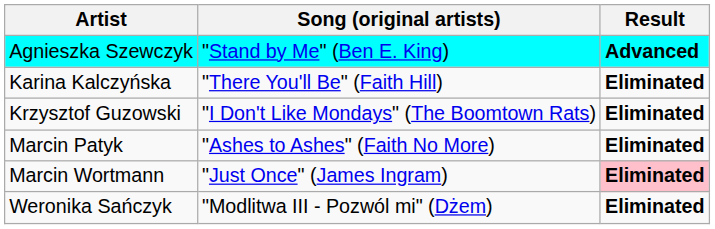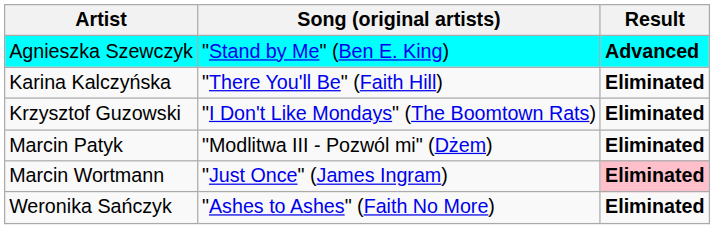(348, 144) "Ashes to Ashes" (Faith No More) -> (347, 144) "Modlitwa III - Pozwól mi" (Dżem)
(347, 207) "Modlitwa III - Pozwól mi" (Dżem) -> (348, 207) "Ashes to Ashes" (Faith No More)
